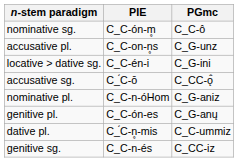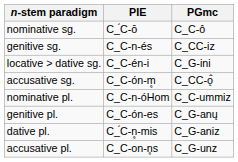(131, 30) C_C-ón-m̥ -> (122, 30) C_́C-ō
rows swapped: (34, 149) <-> (39, 47)
(122, 81) C_́C-ō -> (131, 81) C_C-ón-m̥
(197, 98) C_G-aniz -> (203, 98) C_C-ummiz
(203, 132) C_C-ummiz -> (197, 132) C_G-aniz
